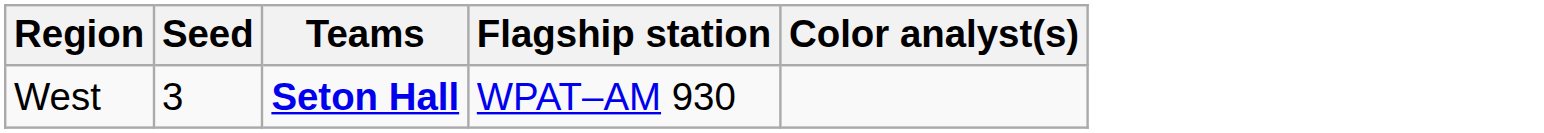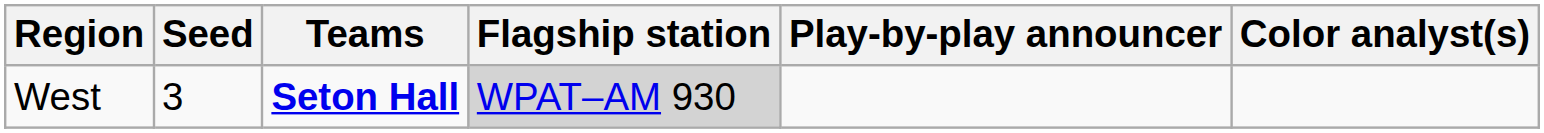+ column: (1006, 34)
(606, 95) no background -> (606, 95) lightgrey background
